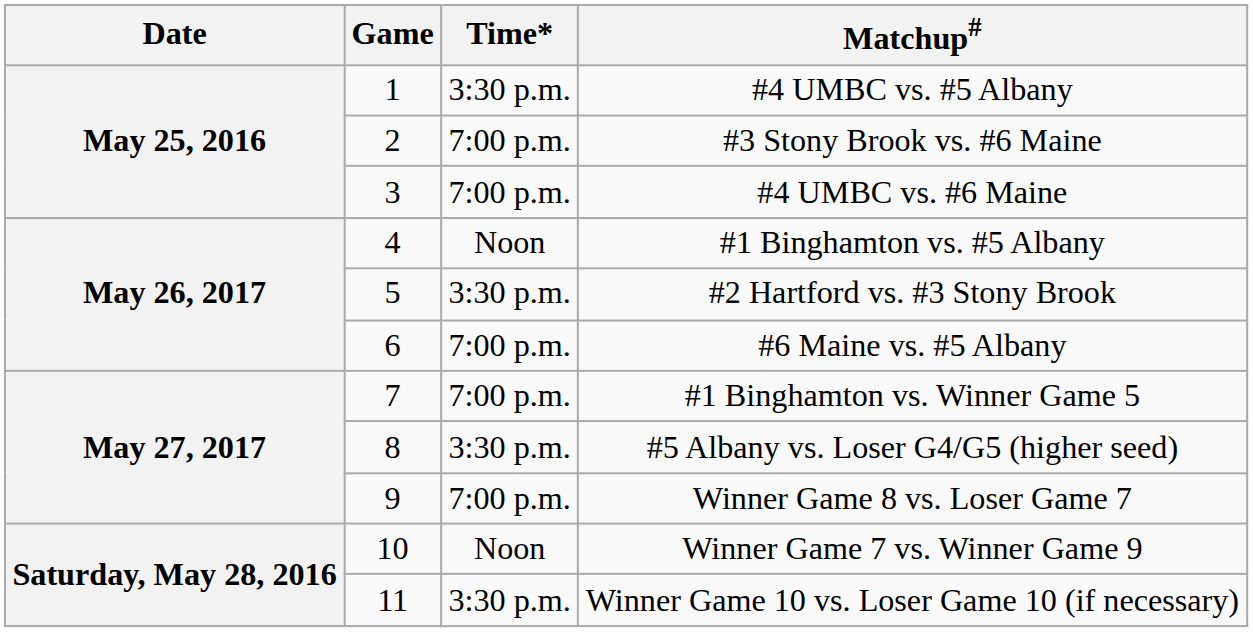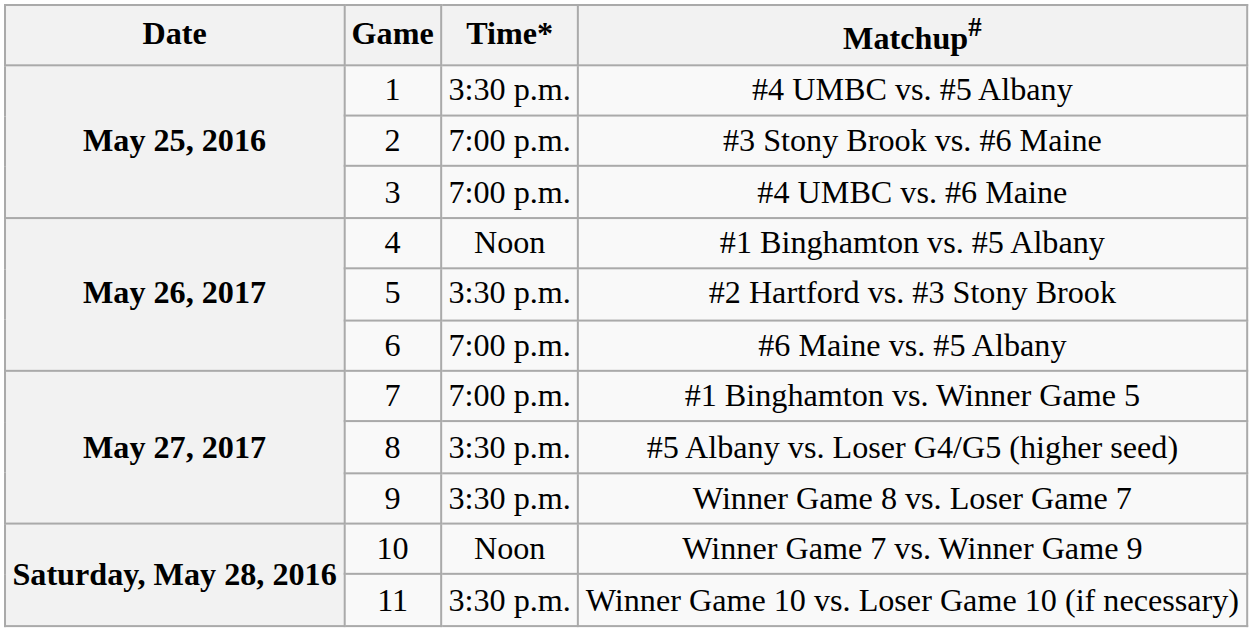(510, 497) 7:00 p.m. -> (510, 497) 3:30 p.m.
